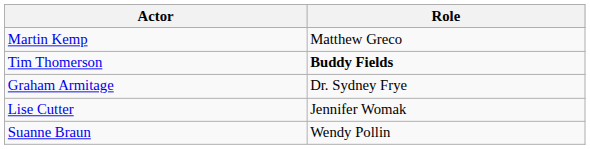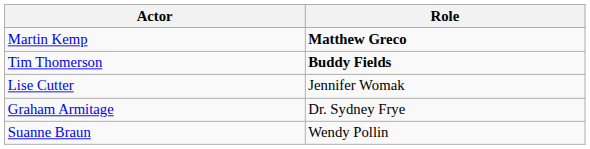(356, 39) normal -> (357, 39) bold
rows swapped: (41, 109) <-> (61, 86)
